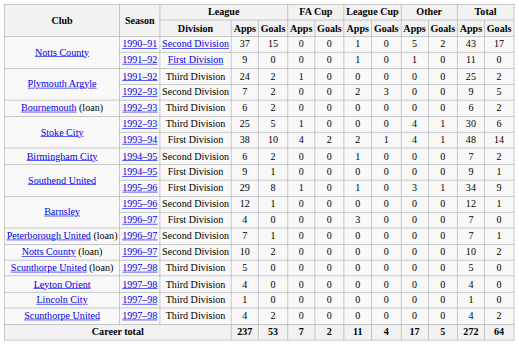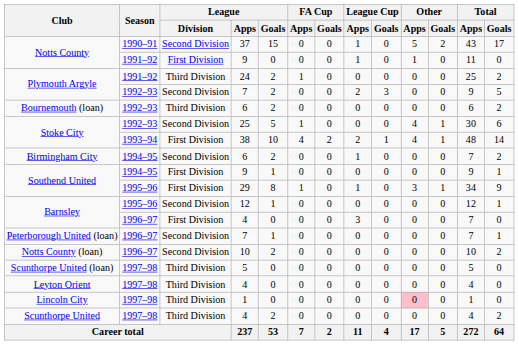(196, 124) Third Division -> (196, 124) Second Division
(415, 300) no background -> (415, 300) pink background
